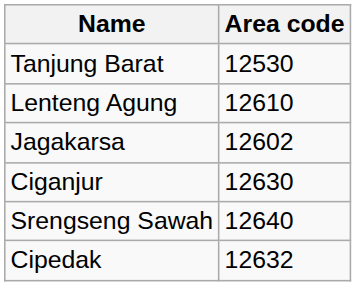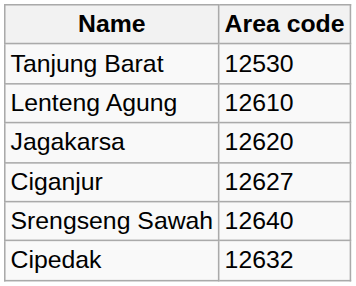(259, 142) 12602 -> (259, 142) 12620
(259, 181) 12630 -> (259, 181) 12627
